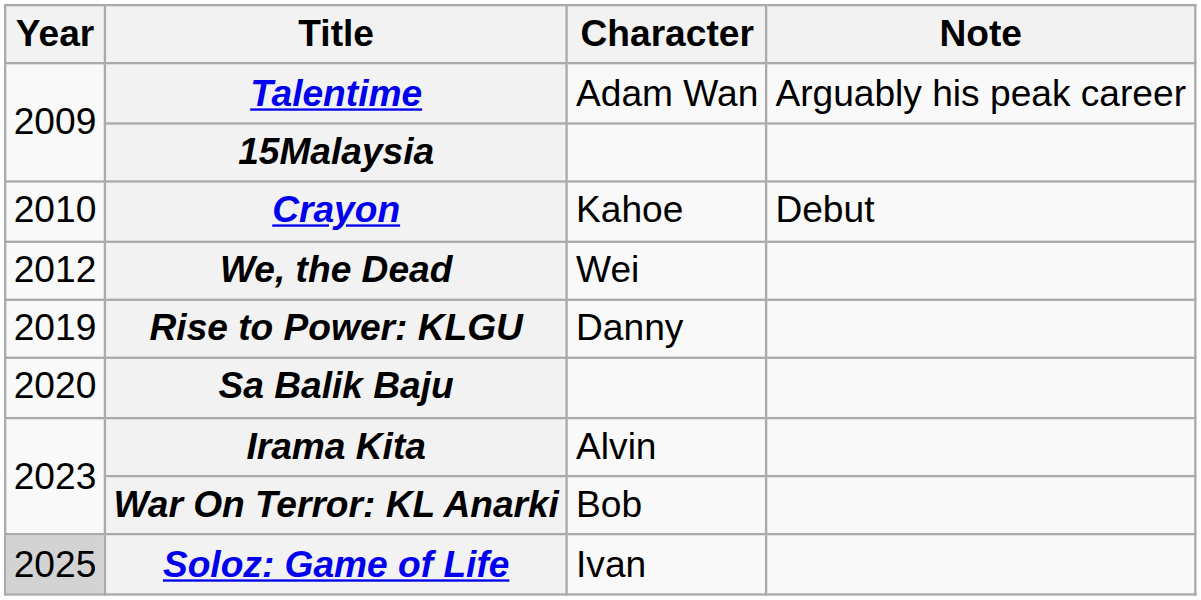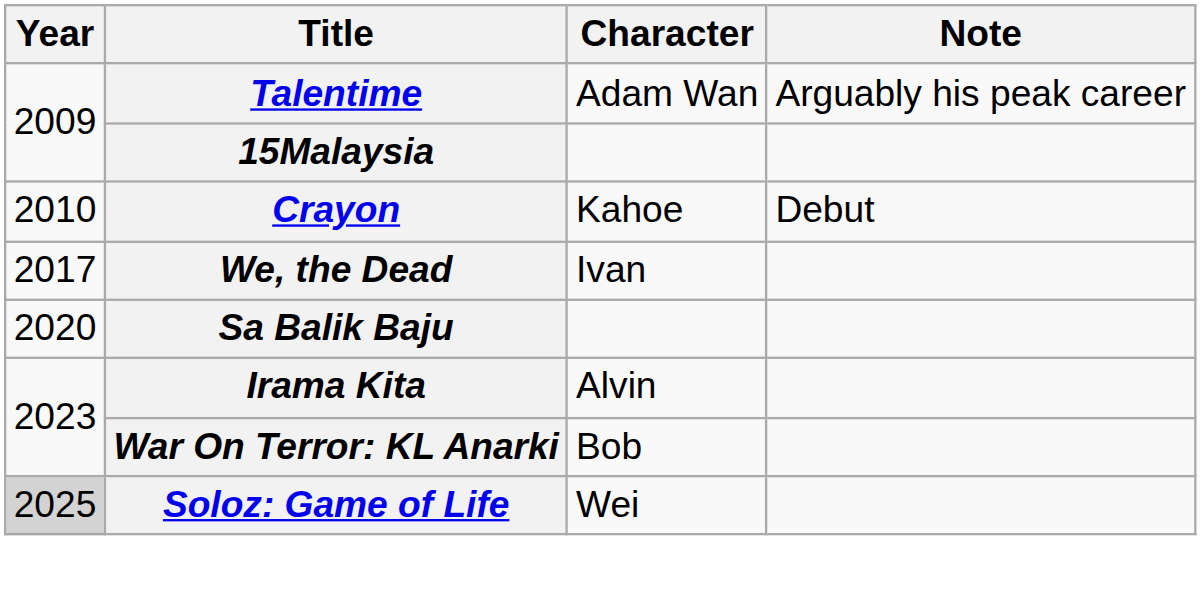(55, 269) 2012 -> (55, 269) 2017
(608, 269) Wei -> (611, 269) Ivan
- row: (336, 328)
(611, 563) Ivan -> (608, 504) Wei
